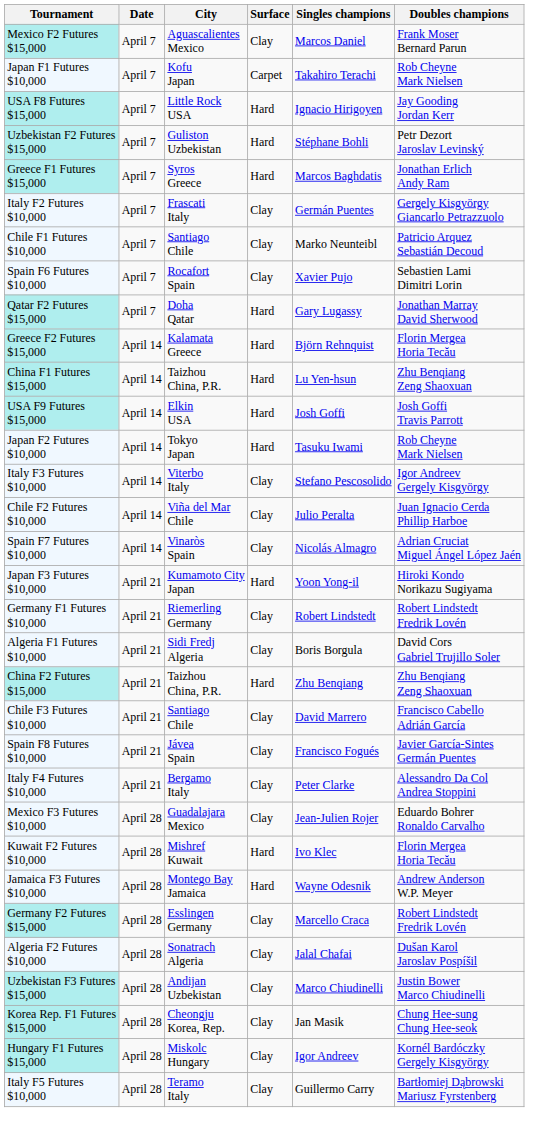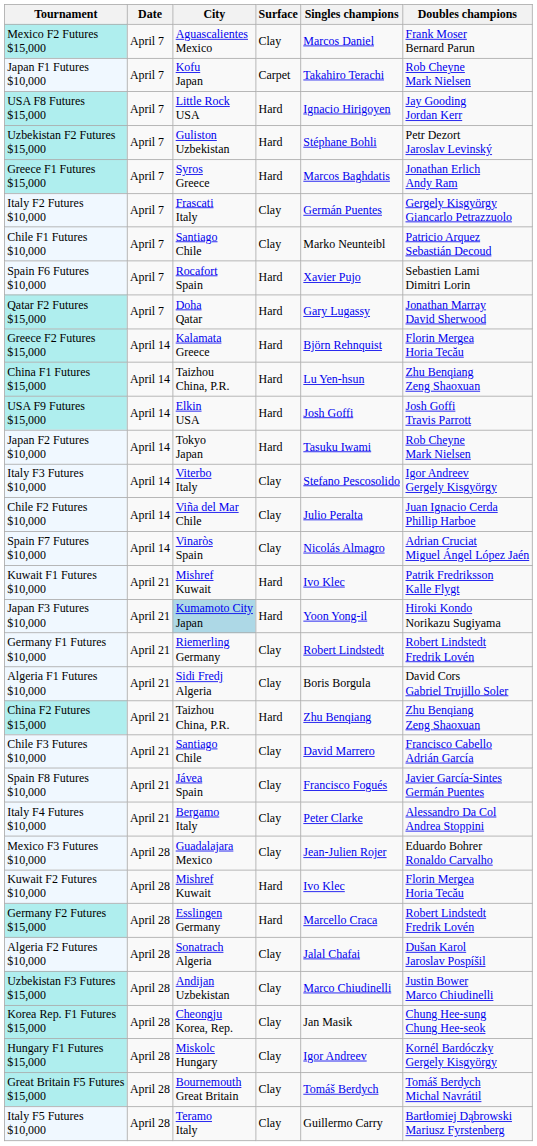(262, 278) Clay -> (271, 278) Hard
+ row: (52, 582)
(206, 582) no background -> (214, 616) lightblue background
- row: (54, 887)
(262, 920) Clay -> (271, 920) Hard
+ row: (66, 1090)
